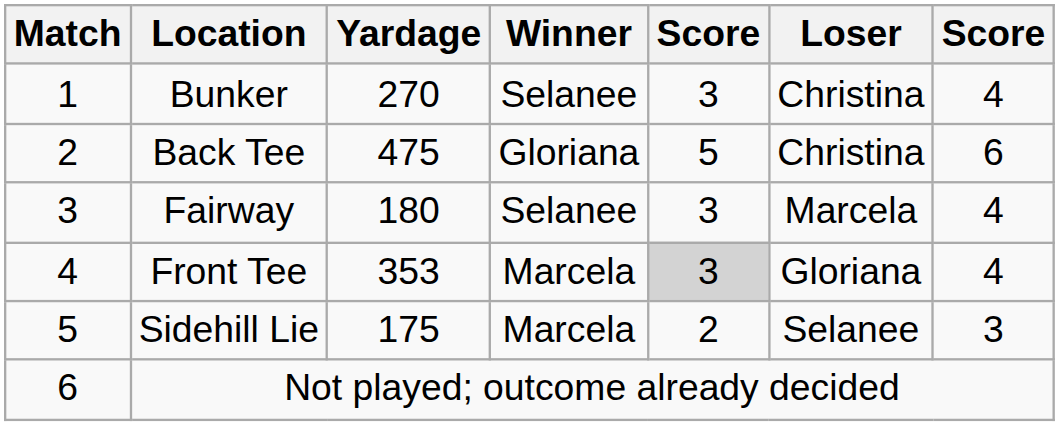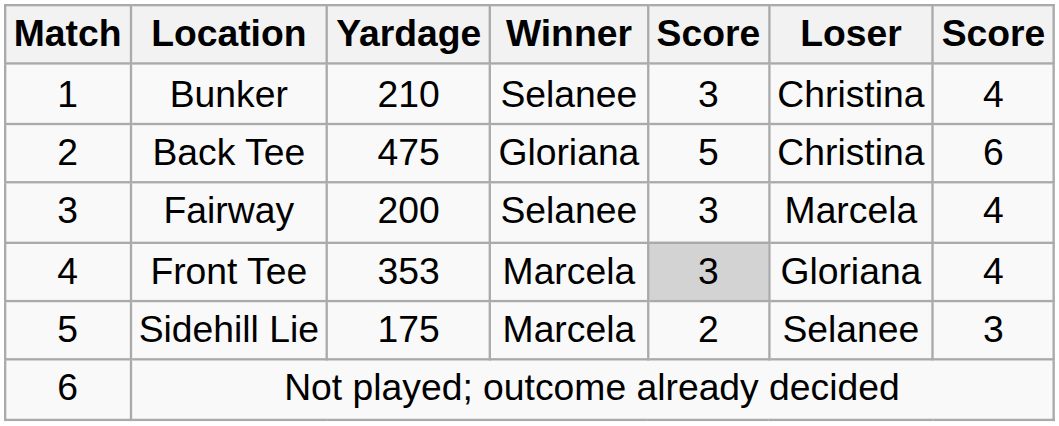(409, 93) 270 -> (409, 93) 210
(409, 211) 180 -> (409, 211) 200
